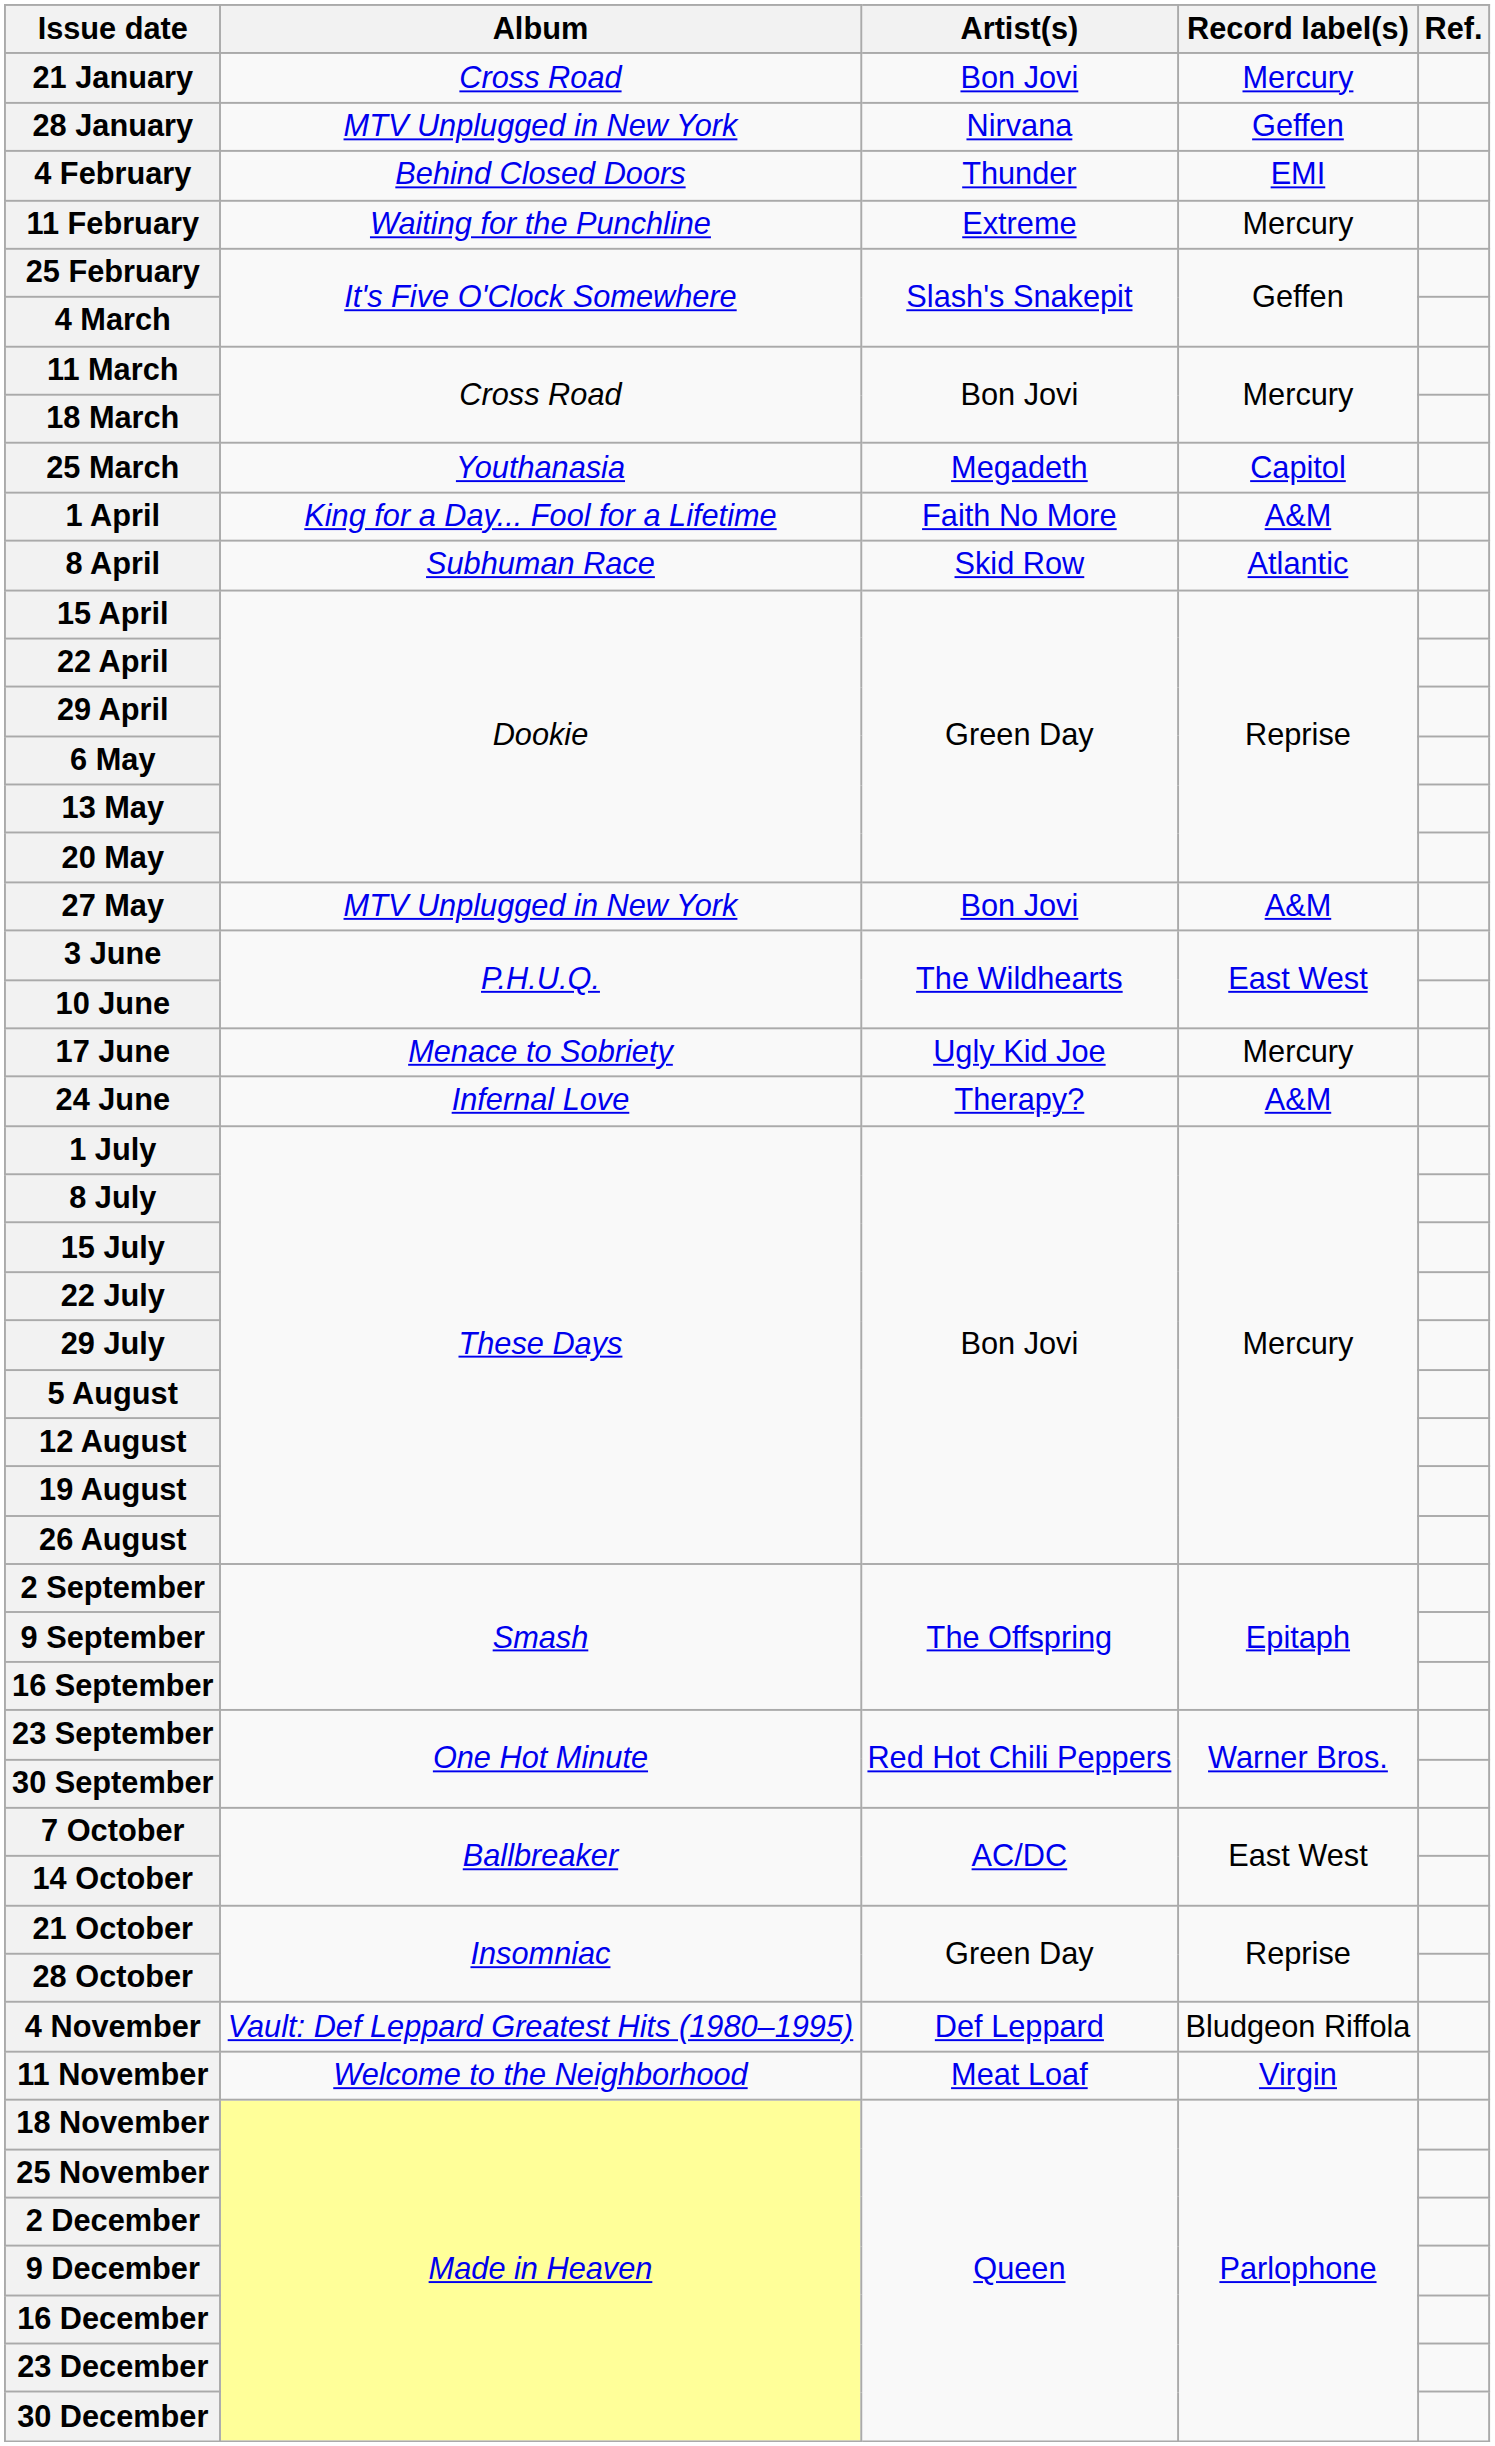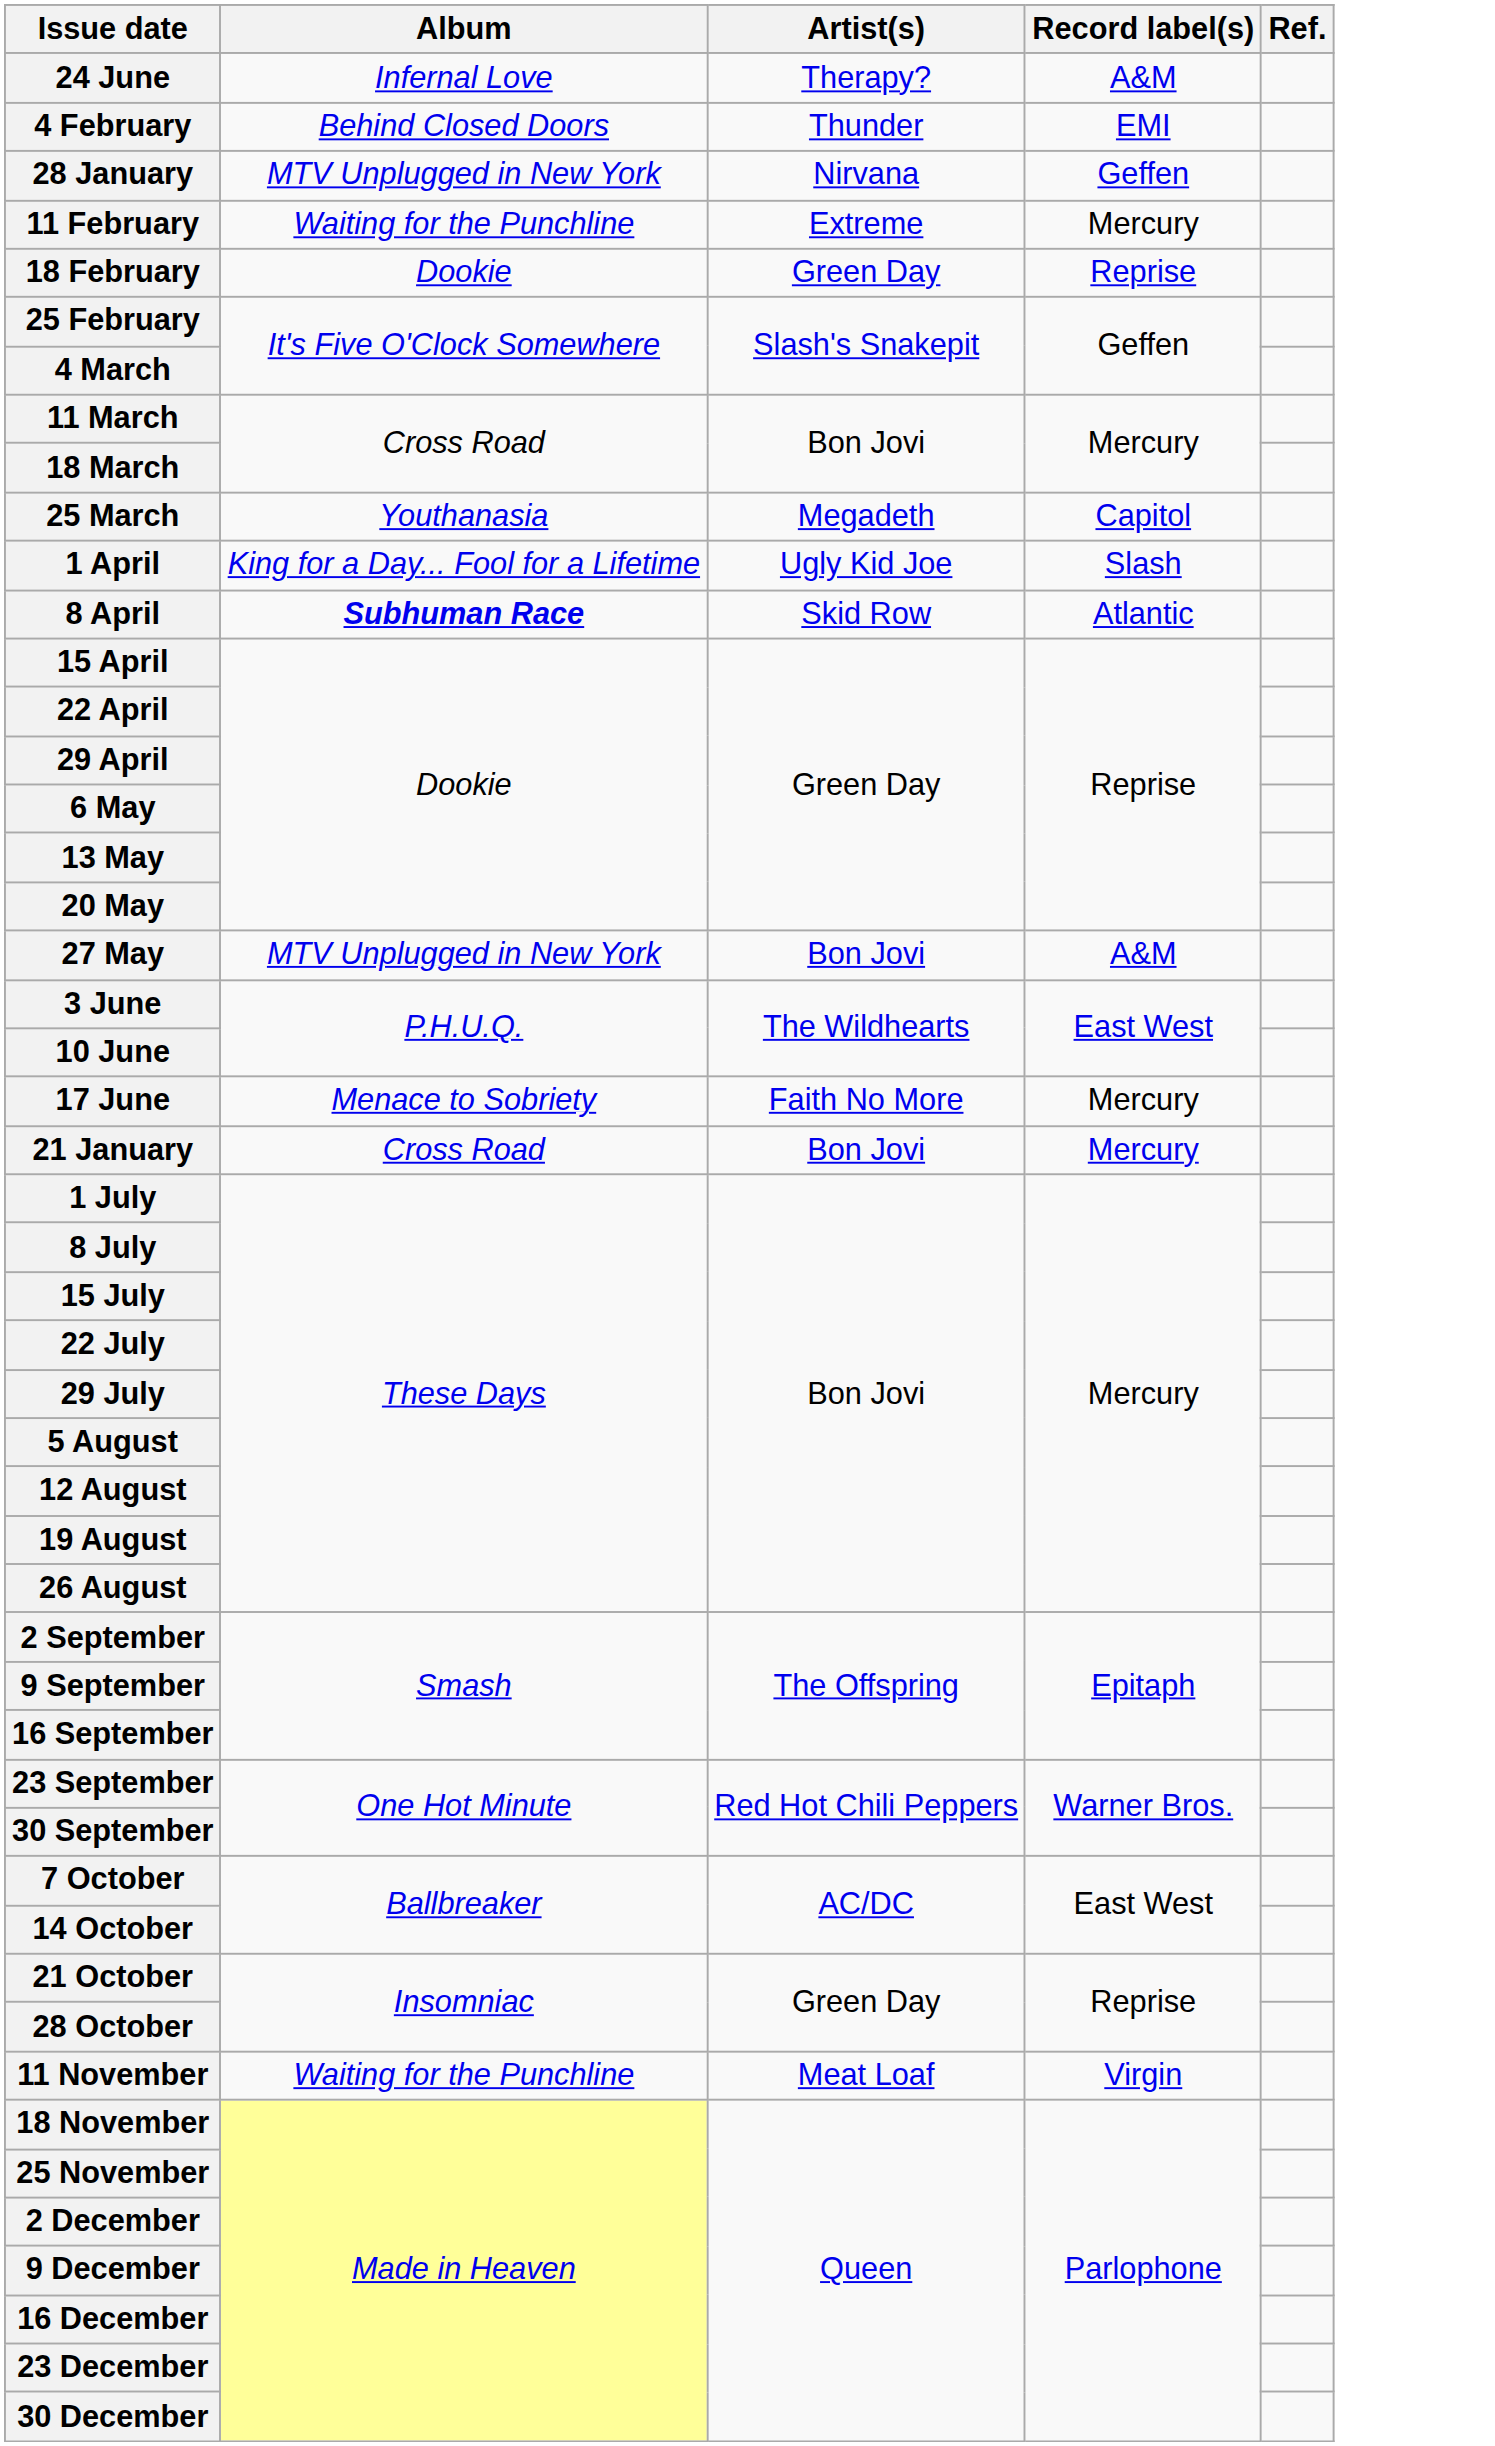rows swapped: (113, 77) <-> (113, 1100)
rows swapped: (113, 126) <-> (113, 175)
+ row: (113, 272)
(1019, 516) Faith No More -> (866, 564) Ugly Kid Joe
(1298, 516) A&M -> (1143, 564) Slash
(540, 564) normal -> (464, 613) bold
(1019, 1051) Ugly Kid Joe -> (866, 1100) Faith No More
- row: (113, 2026)
(540, 2075) Welcome to the Neighborhood -> (464, 2075) Waiting for the Punchline
